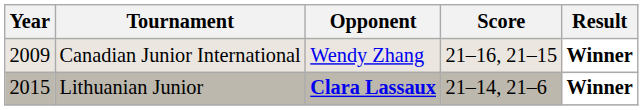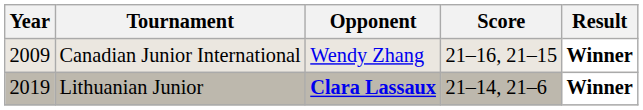(30, 88) 2015 -> (30, 88) 2019
